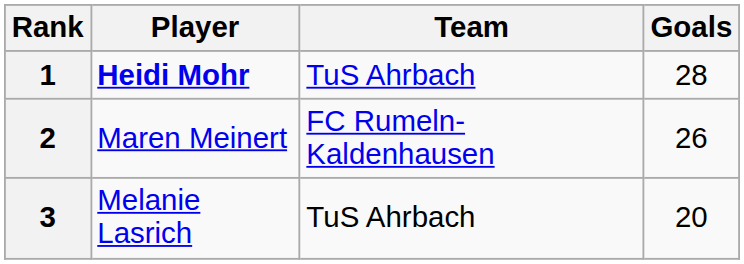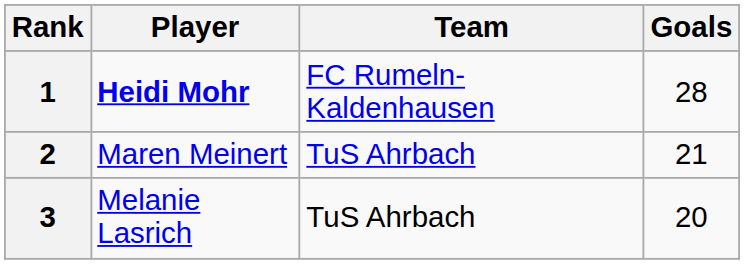(391, 74) TuS Ahrbach -> (400, 91) FC Rumeln-Kaldenhausen
(400, 137) FC Rumeln-Kaldenhausen -> (391, 154) TuS Ahrbach
(691, 137) 26 -> (691, 154) 21
